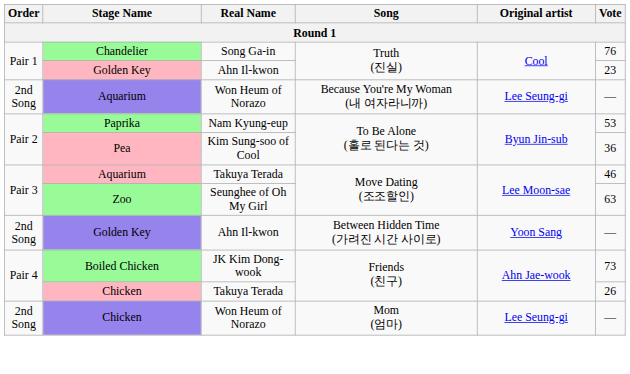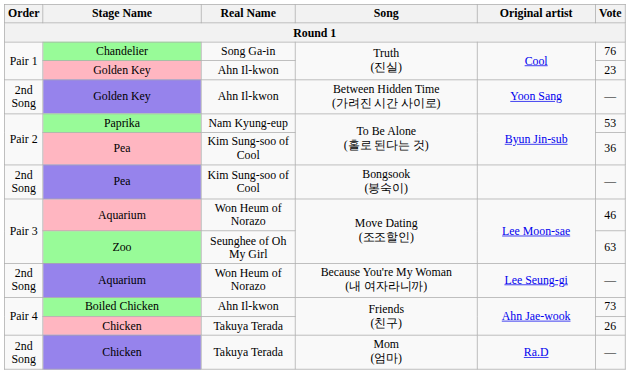rows swapped: (122, 232) <-> (122, 96)
+ row: (122, 181)
(248, 174) Takuya Terada -> (248, 215) Won Heum of Norazo
(248, 266) JK Kim Dong-wook -> (248, 307) Ahn Il-kwon
(248, 318) Won Heum of Norazo -> (248, 352) Takuya Terada
(536, 318) Lee Seung-gi -> (536, 352) Ra.D
